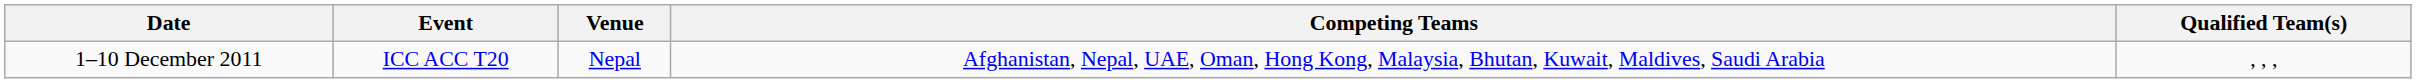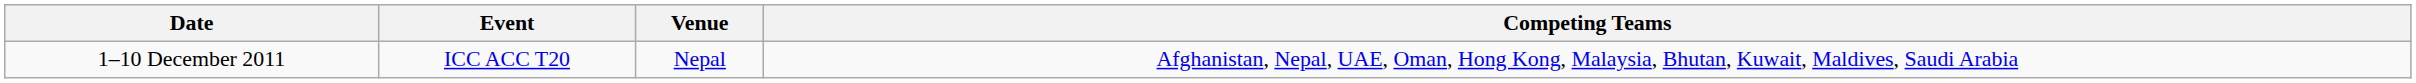- column: (2264, 22)
